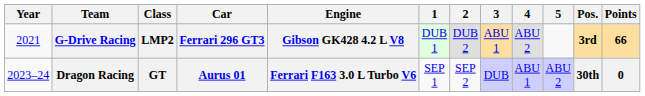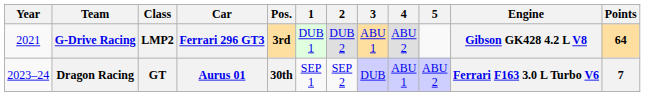columns swapped: (343, 13) <-> (588, 13)
(621, 40) 66 -> (621, 40) 64
(621, 74) 0 -> (621, 74) 7
